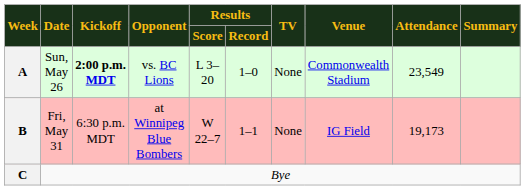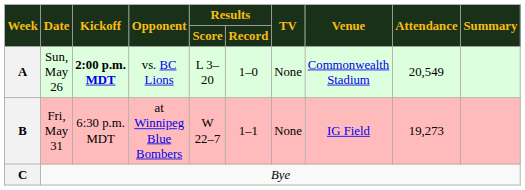(426, 72) 23,549 -> (426, 72) 20,549
(426, 131) 19,173 -> (426, 131) 19,273
